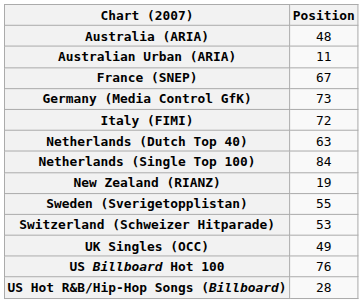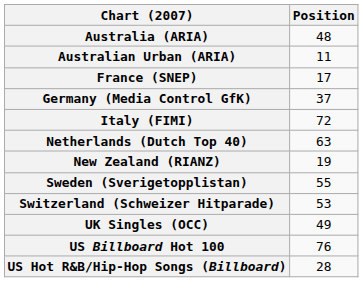(324, 78) 67 -> (324, 78) 17
(324, 99) 73 -> (324, 99) 37
- row: (147, 162)
